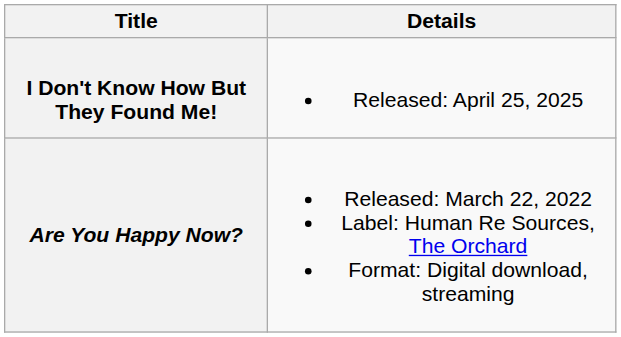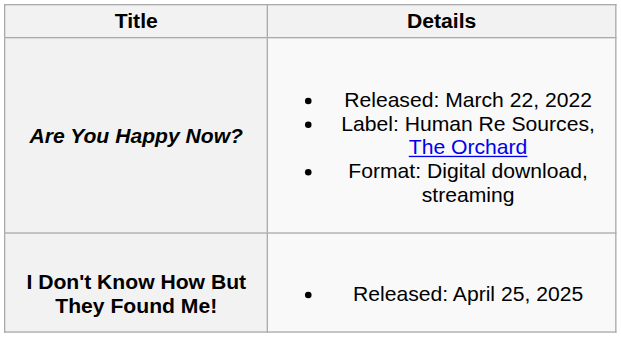rows swapped: (136, 234) <-> (136, 99)
